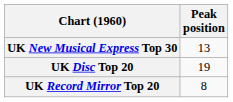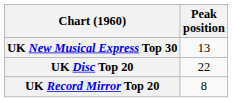(204, 67) 19 -> (204, 67) 22
